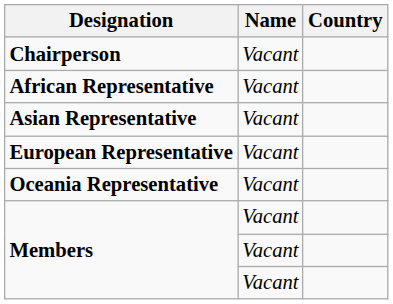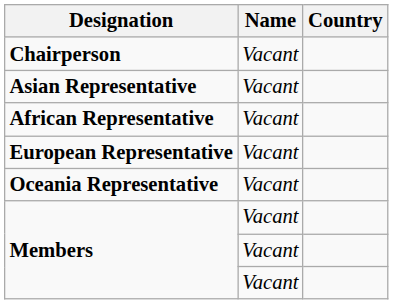rows swapped: (112, 86) <-> (103, 119)
